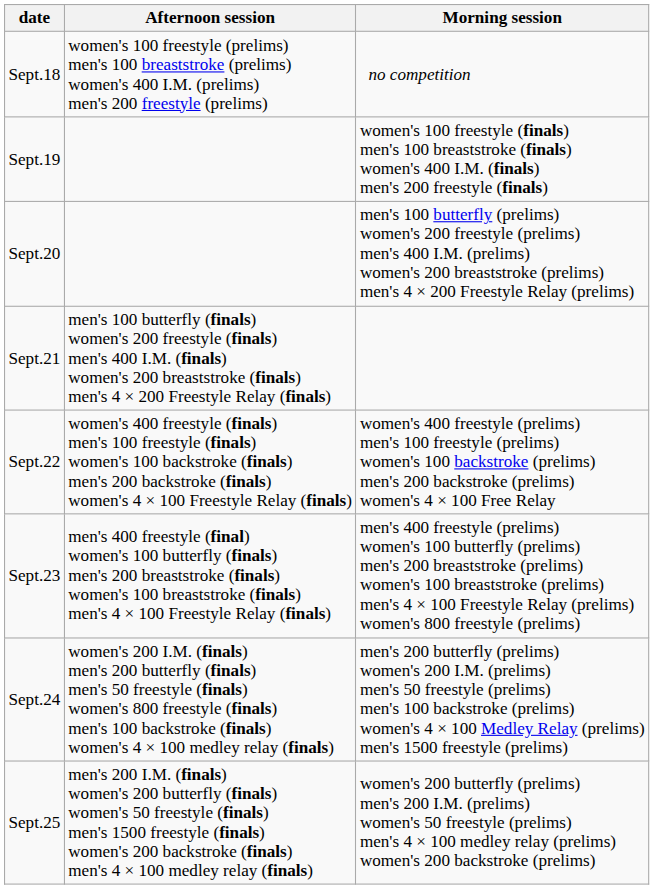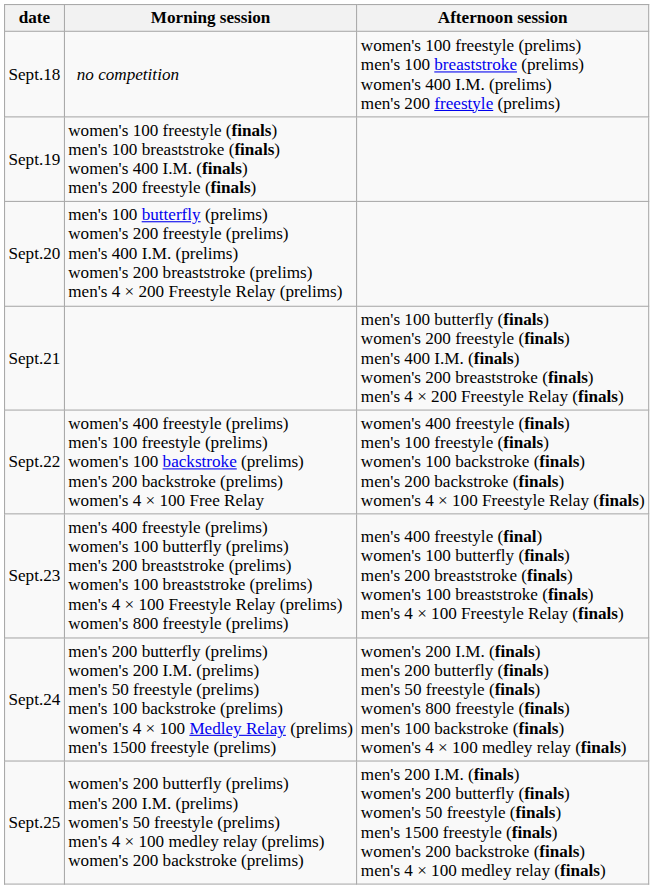columns swapped: (502, 18) <-> (210, 18)
